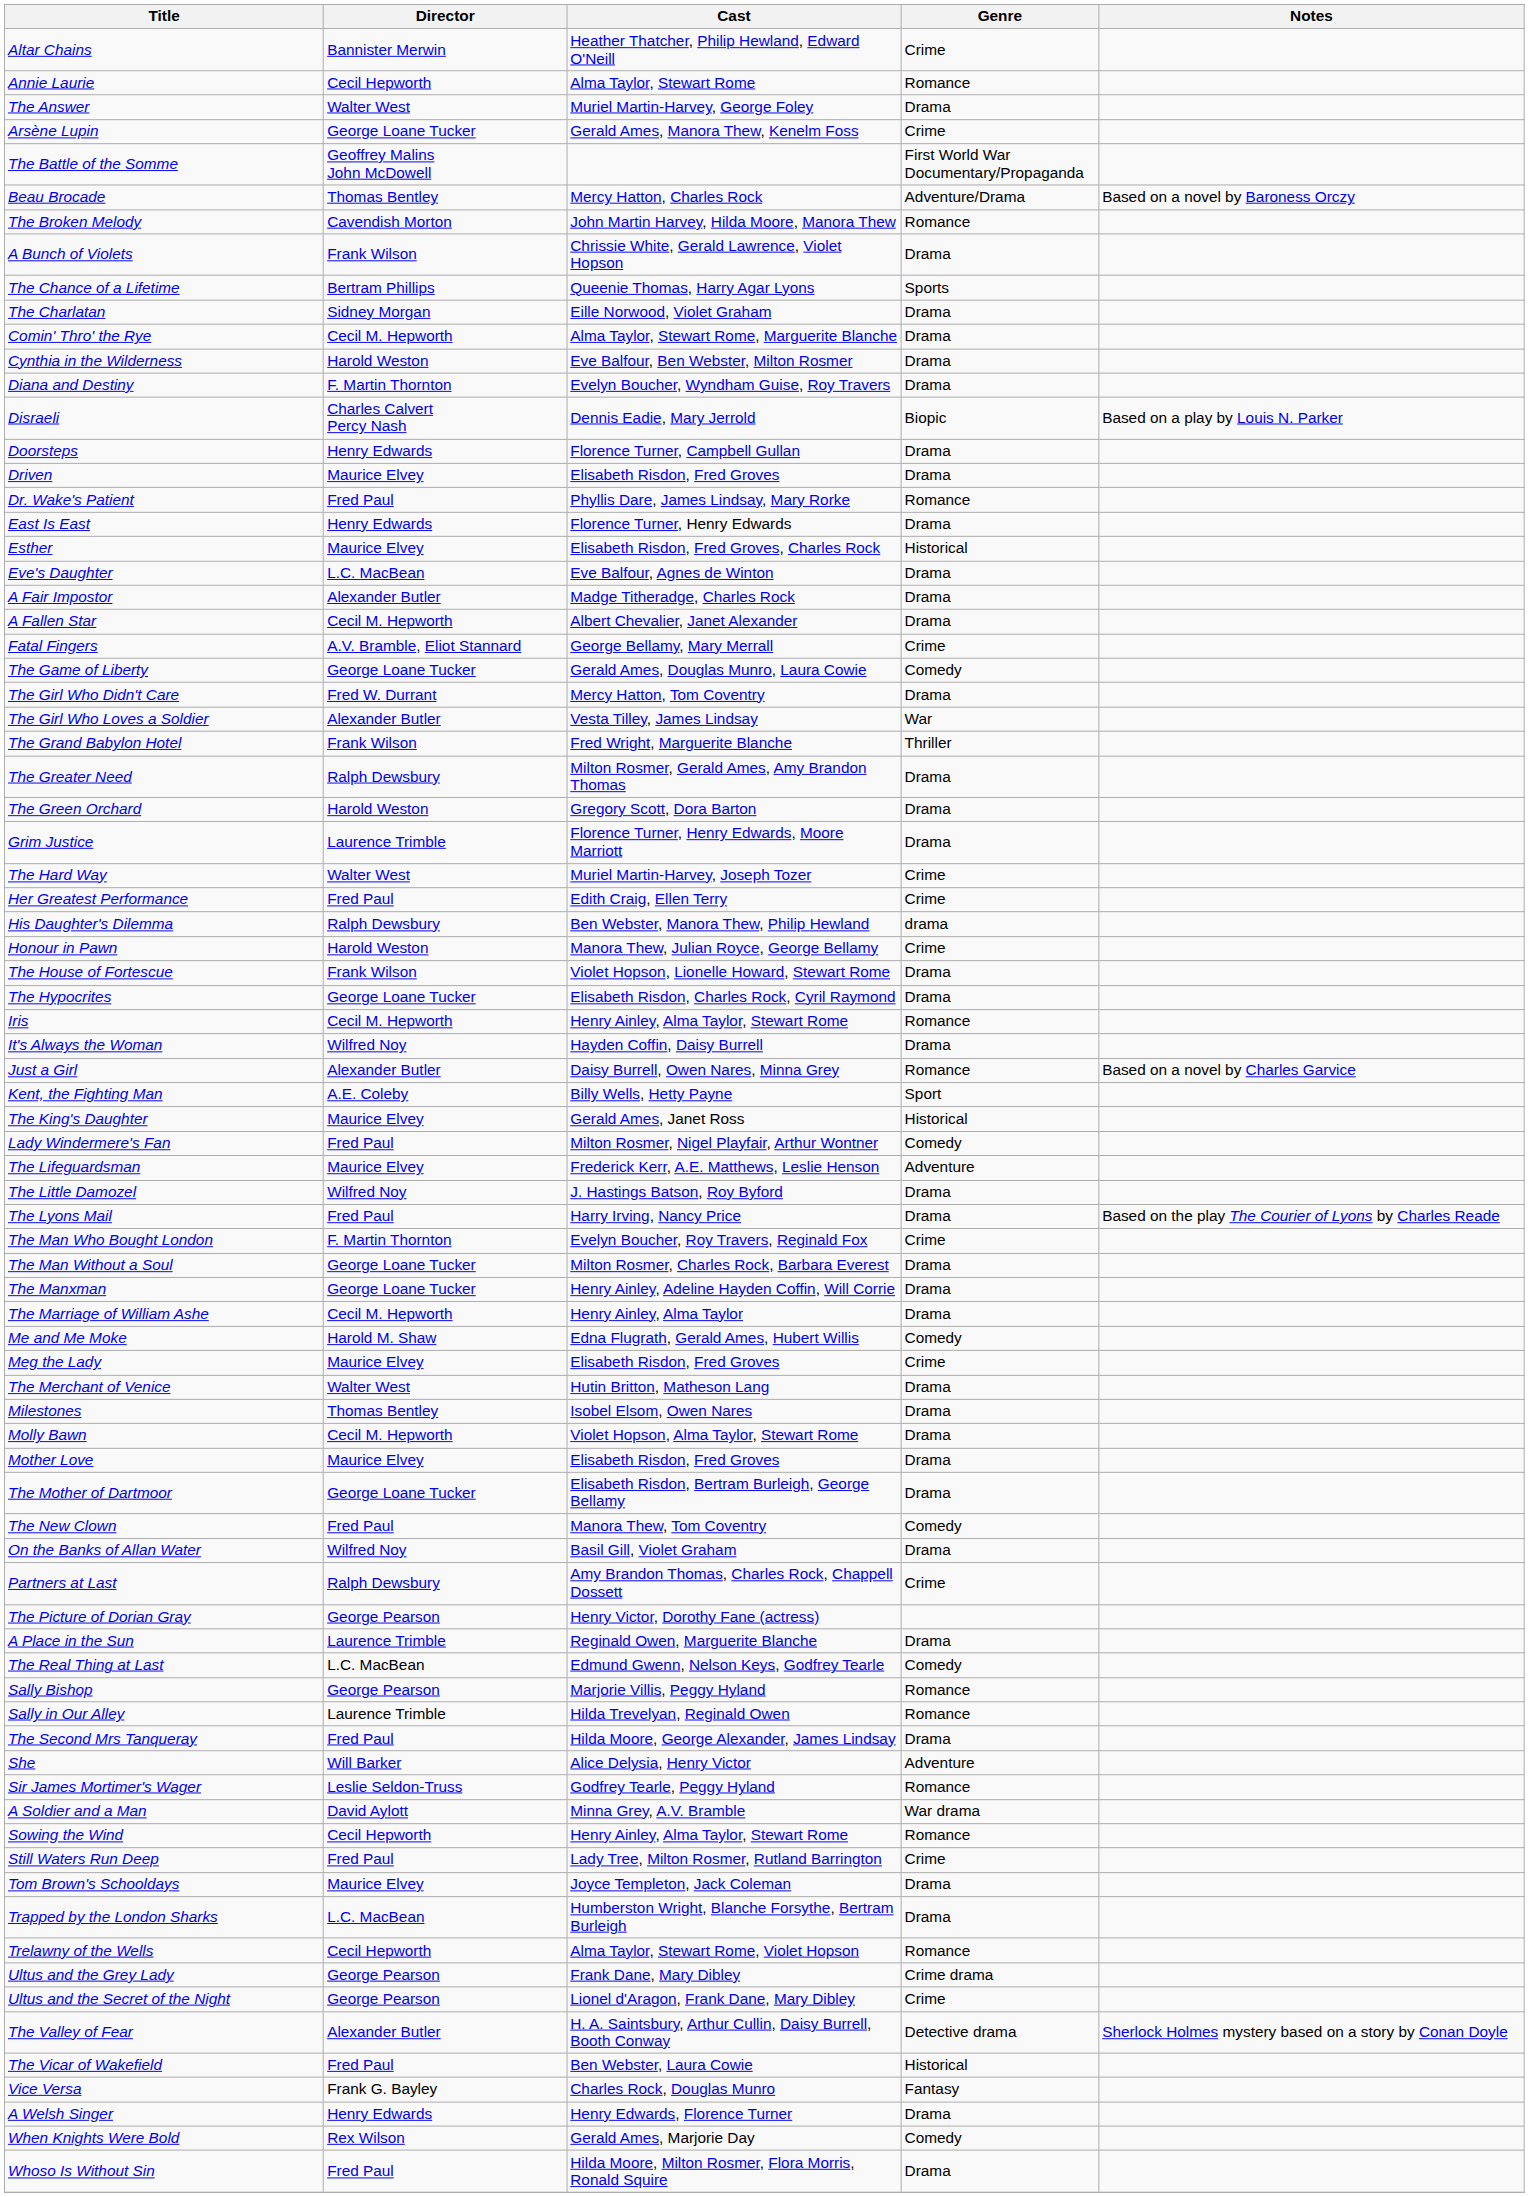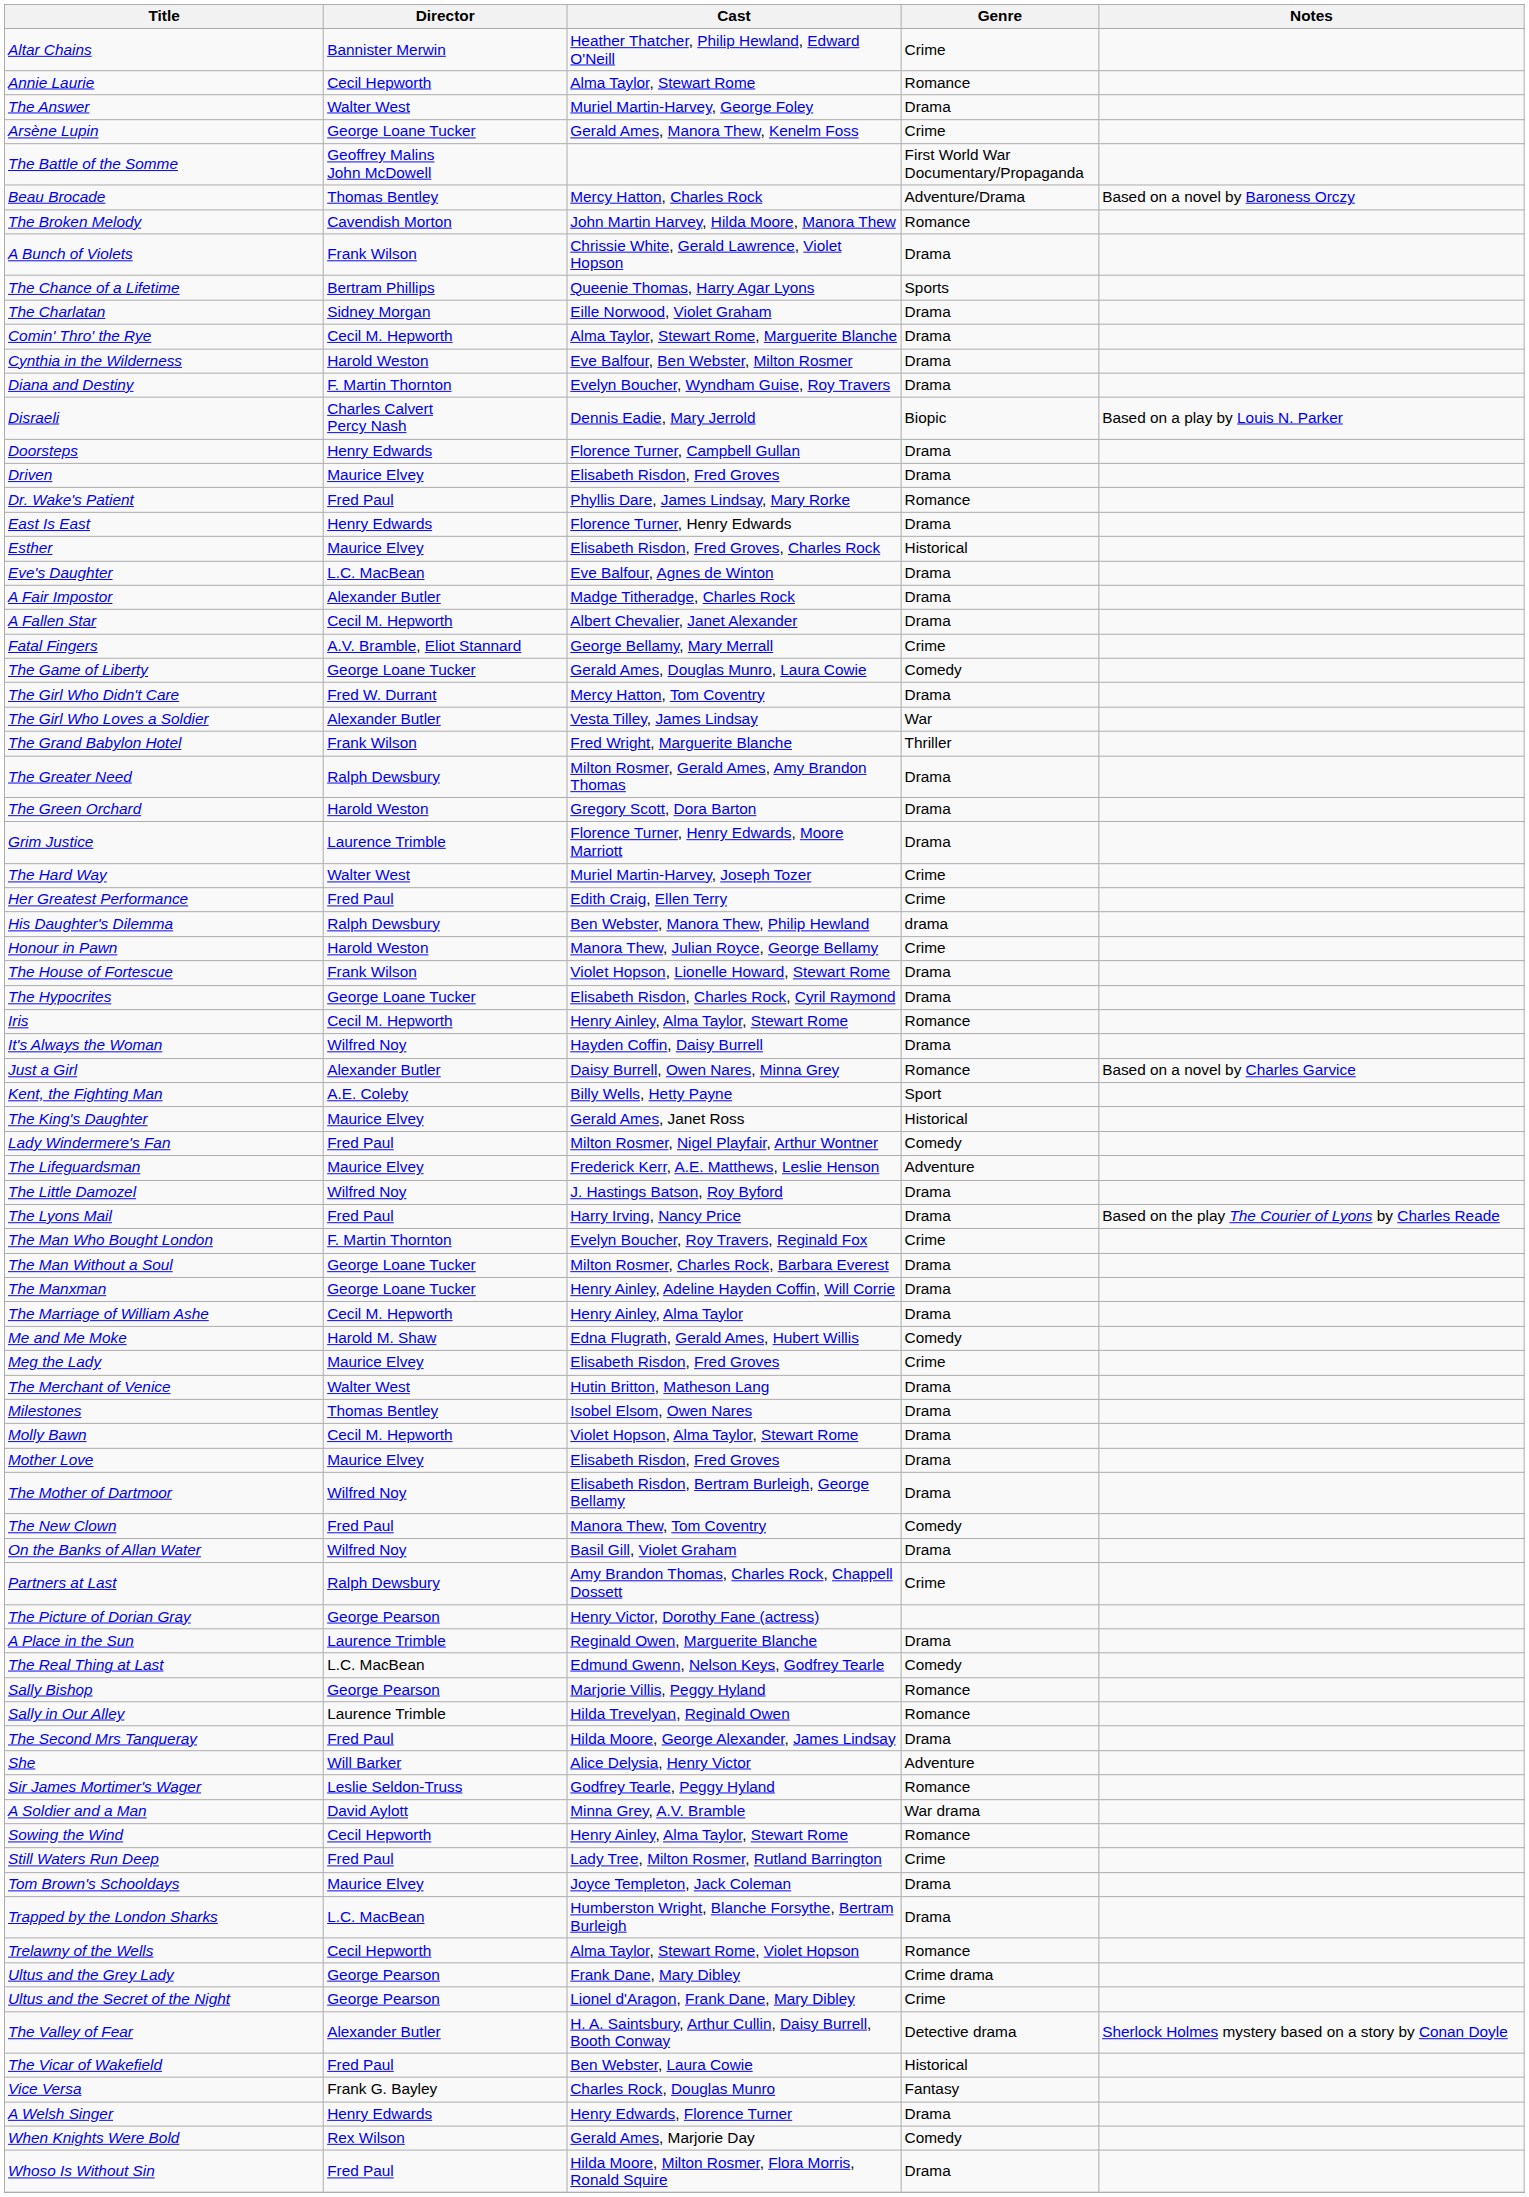(401, 1493) George Loane Tucker -> (367, 1493) Wilfred Noy
